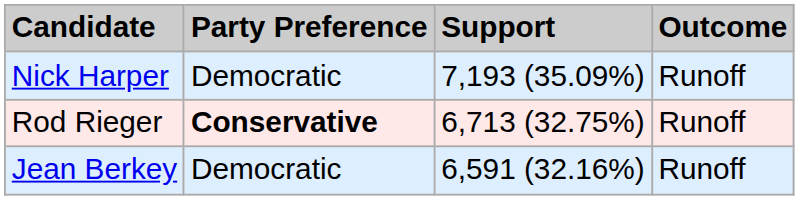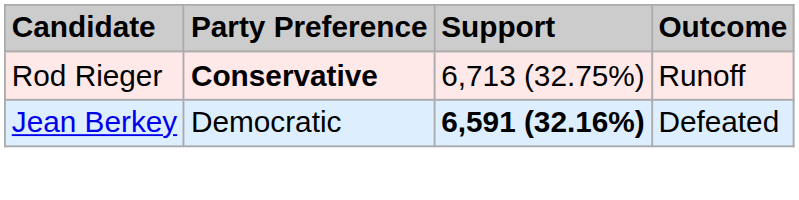- row: (90, 75)
(543, 169) normal -> (543, 122) bold
(702, 169) Runoff -> (719, 122) Defeated
